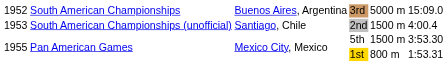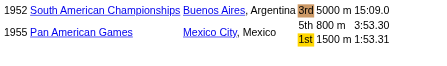- row: (359, 25)
(388, 40) 1500 m -> (331, 25) 800 m
(385, 54) 800 m -> (334, 40) 1500 m
